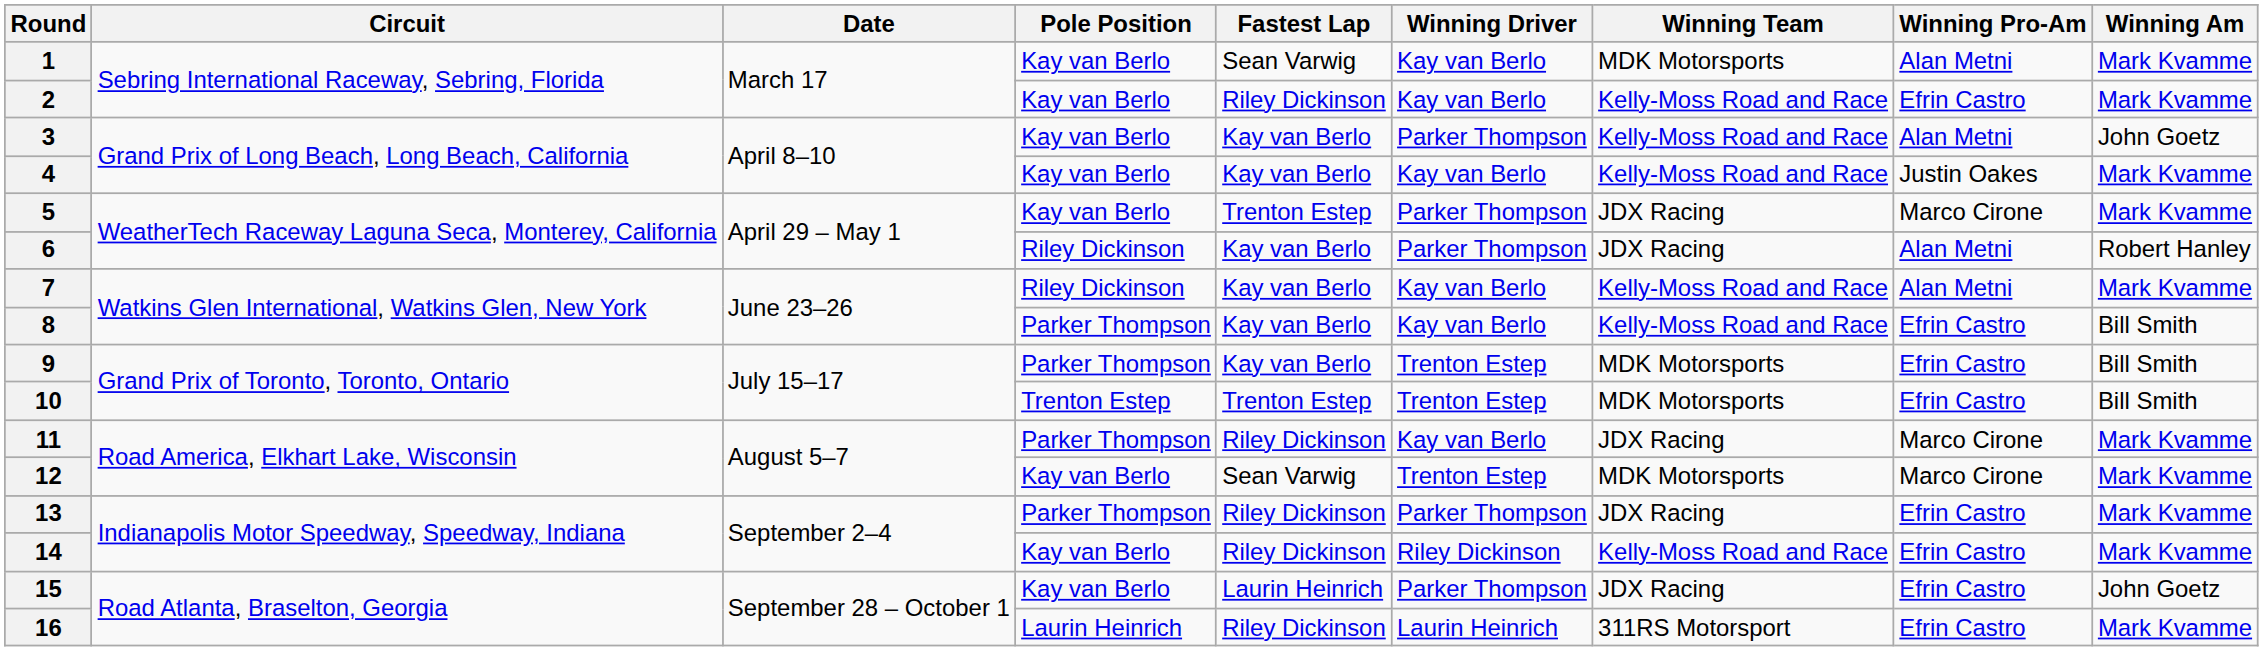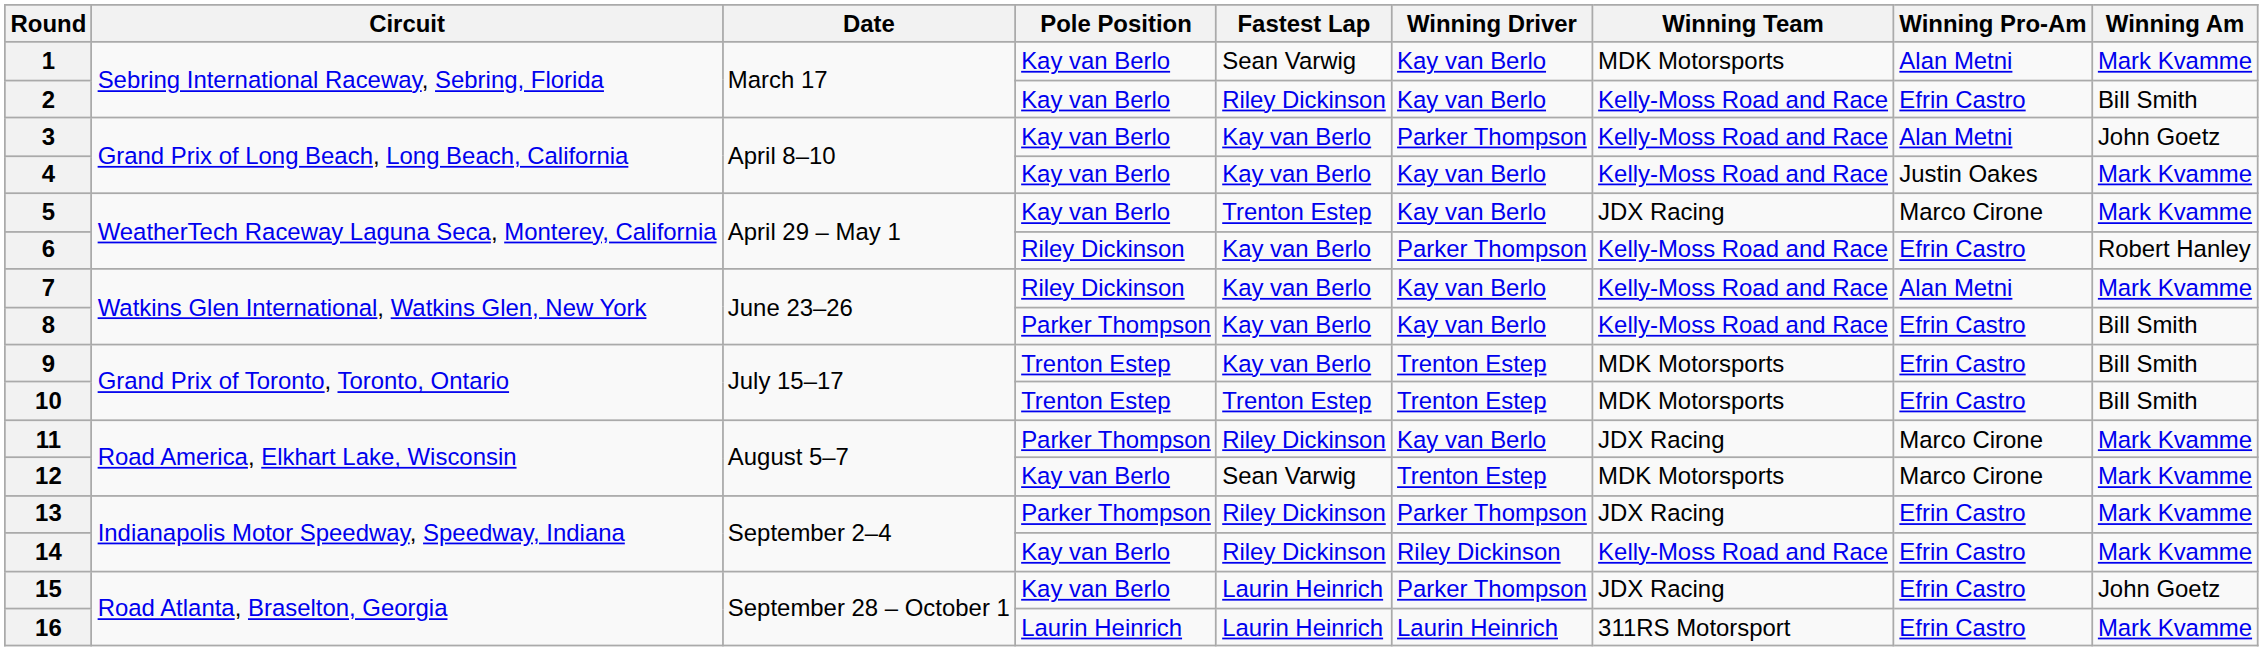(2175, 99) Mark Kvamme -> (2148, 99) Bill Smith
(1492, 212) Parker Thompson -> (1472, 212) Kay van Berlo
(1661, 250) JDX Racing -> (1743, 250) Kelly-Moss Road and Race
(1956, 250) Alan Metni -> (1963, 250) Efrin Castro
(1116, 363) Parker Thompson -> (1096, 363) Trenton Estep
(1304, 627) Riley Dickinson -> (1303, 627) Laurin Heinrich
